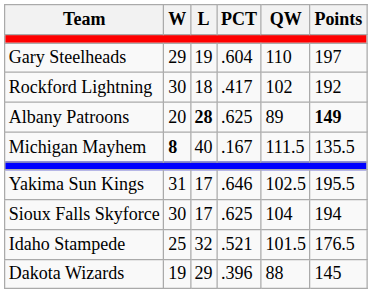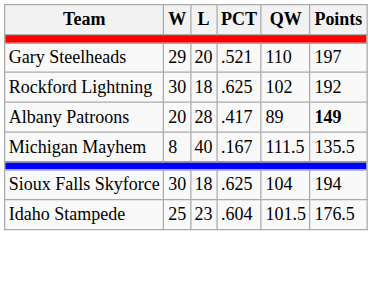(204, 57) 19 -> (204, 57) 20
(237, 57) .604 -> (237, 57) .521
(237, 87) .417 -> (237, 87) .625
(204, 117) bold -> (204, 117) normal
(237, 117) .625 -> (237, 117) .417
(173, 146) bold -> (173, 146) normal
- row: (76, 185)
(204, 214) 17 -> (204, 185) 18
(204, 244) 32 -> (204, 214) 23
(237, 244) .521 -> (237, 214) .604
- row: (67, 274)
